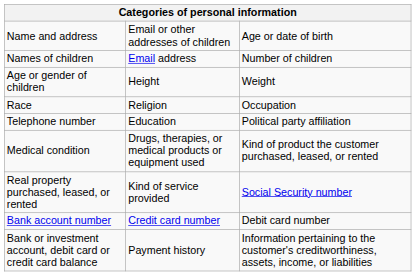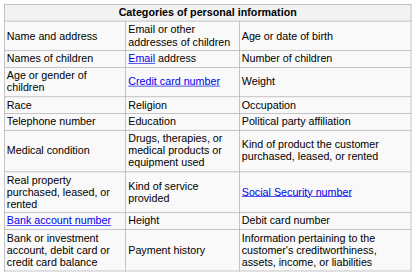(144, 82) Height -> (174, 82) Credit card number
(174, 221) Credit card number -> (144, 221) Height
